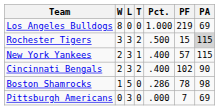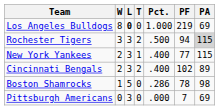(129, 26) normal -> (129, 26) bold
(184, 40) 15 -> (184, 40) 94
(184, 55) 57 -> (184, 55) 77
(205, 69) 90 -> (205, 69) 89
